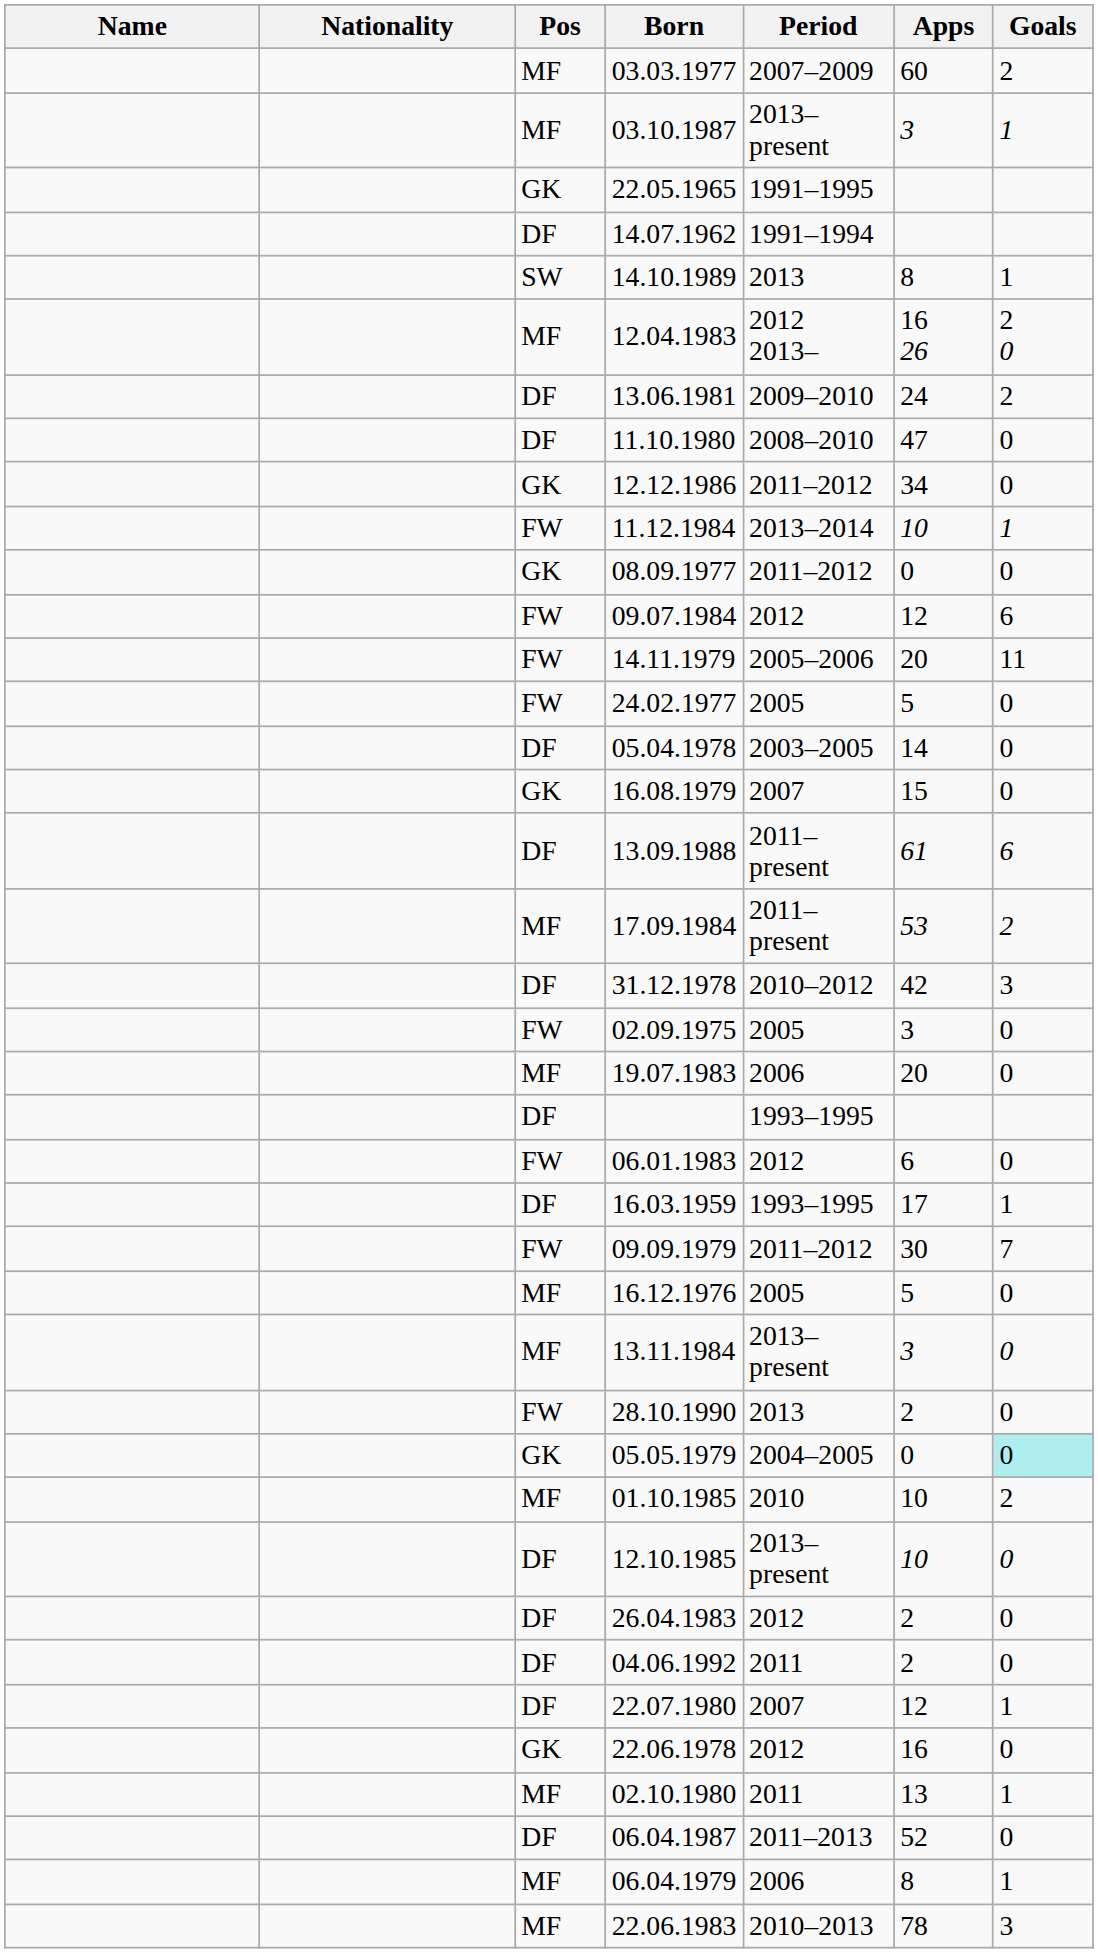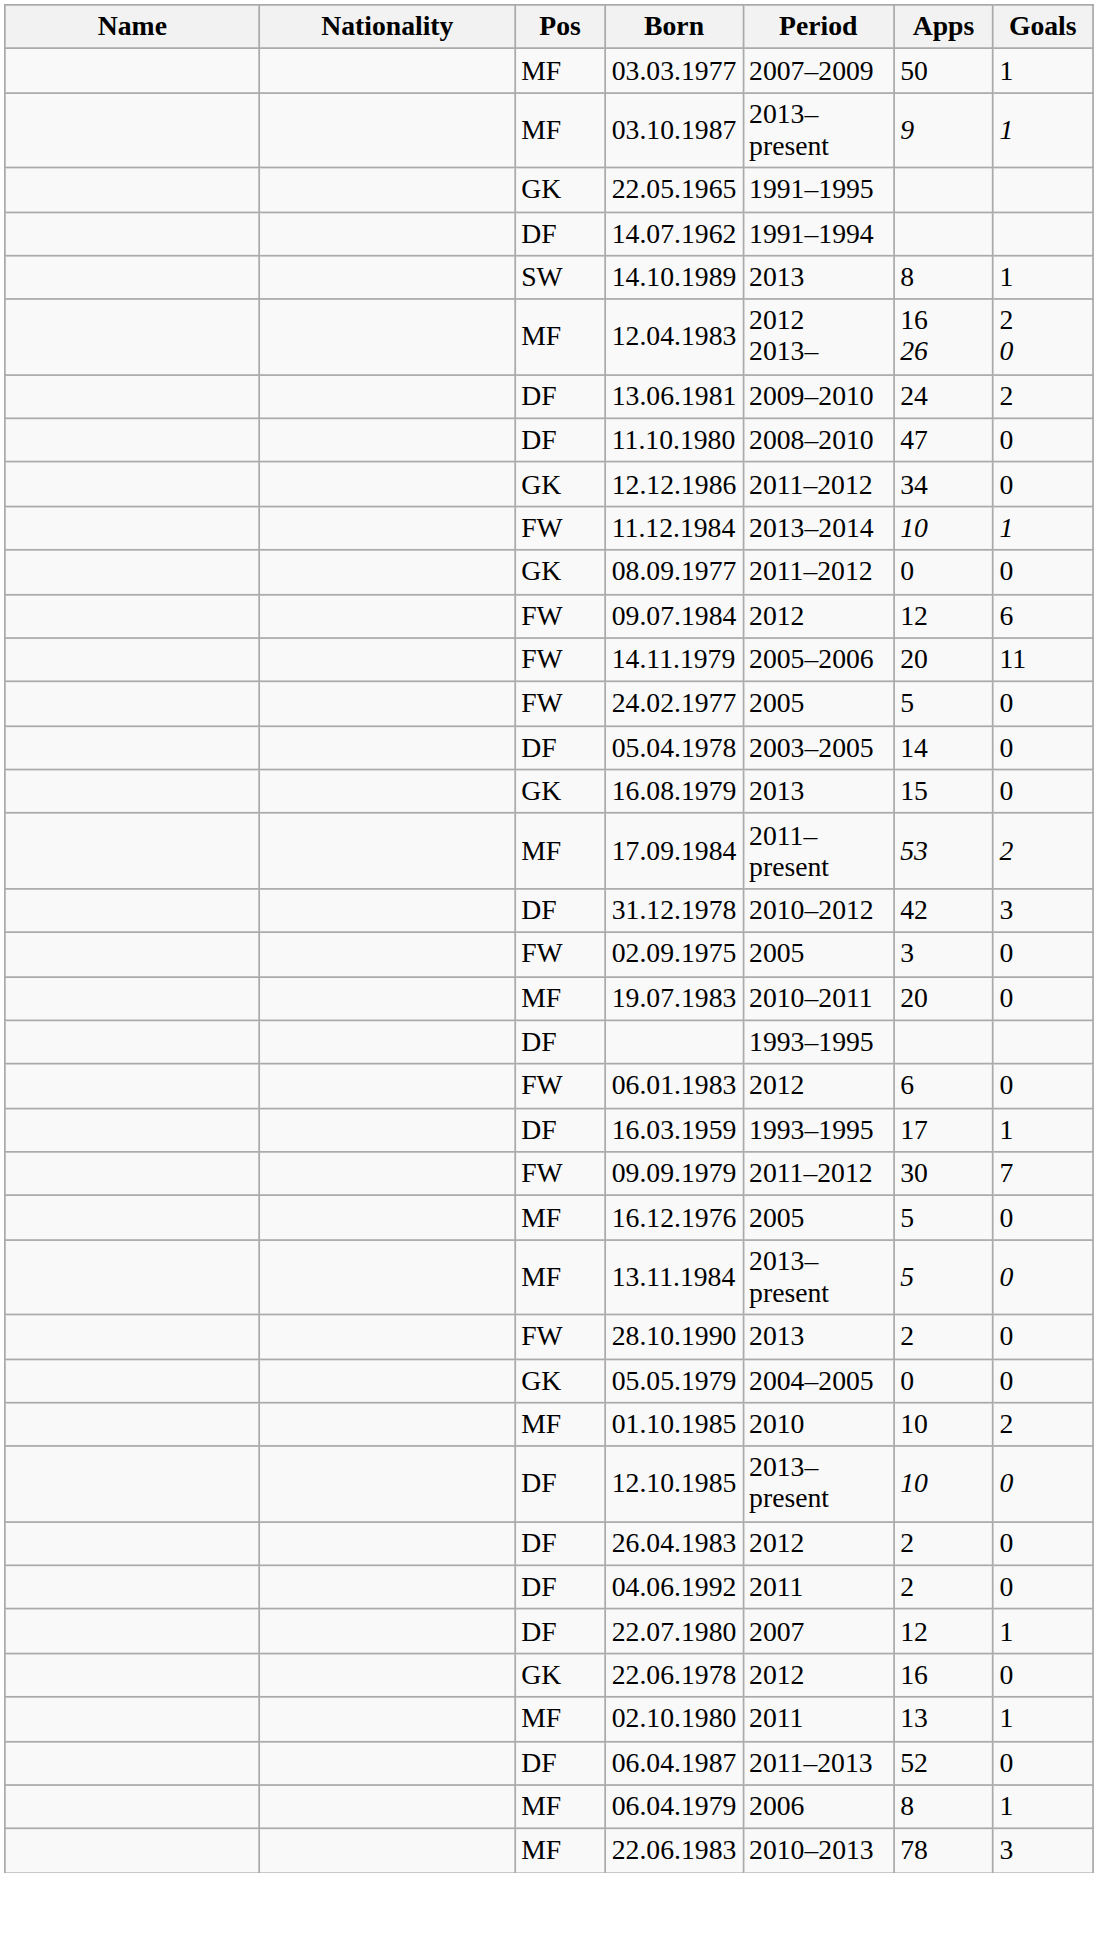(914, 70) 60 -> (914, 70) 50
(1006, 70) 2 -> (1006, 70) 1
(907, 129) 3 -> (907, 129) 9
(777, 791) 2007 -> (777, 791) 2013
- row: (674, 850)
(777, 1072) 2006 -> (811, 997) 2010–2011
(907, 1351) 3 -> (907, 1276) 5
(1006, 1455) paleturquoise background -> (1006, 1380) no background
